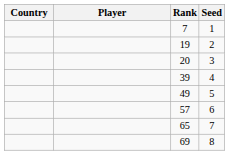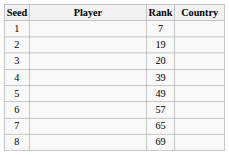columns swapped: (29, 12) <-> (212, 12)
